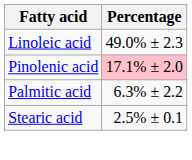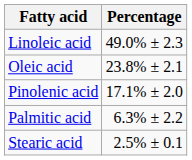+ row: (40, 67)
(144, 67) pink background -> (144, 92) no background
